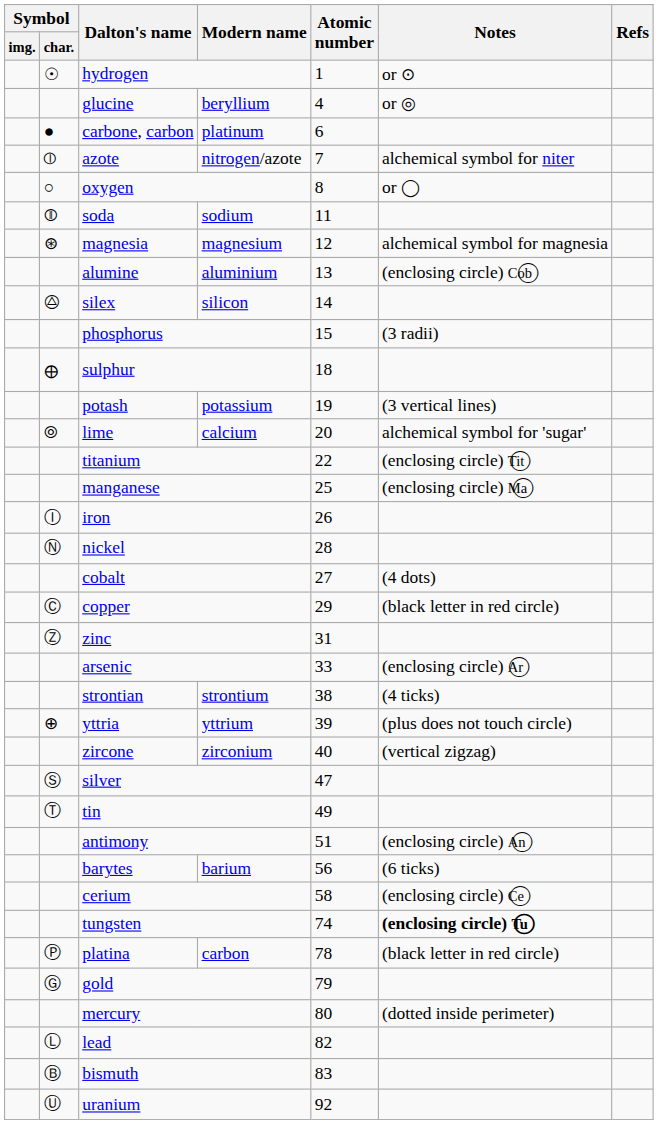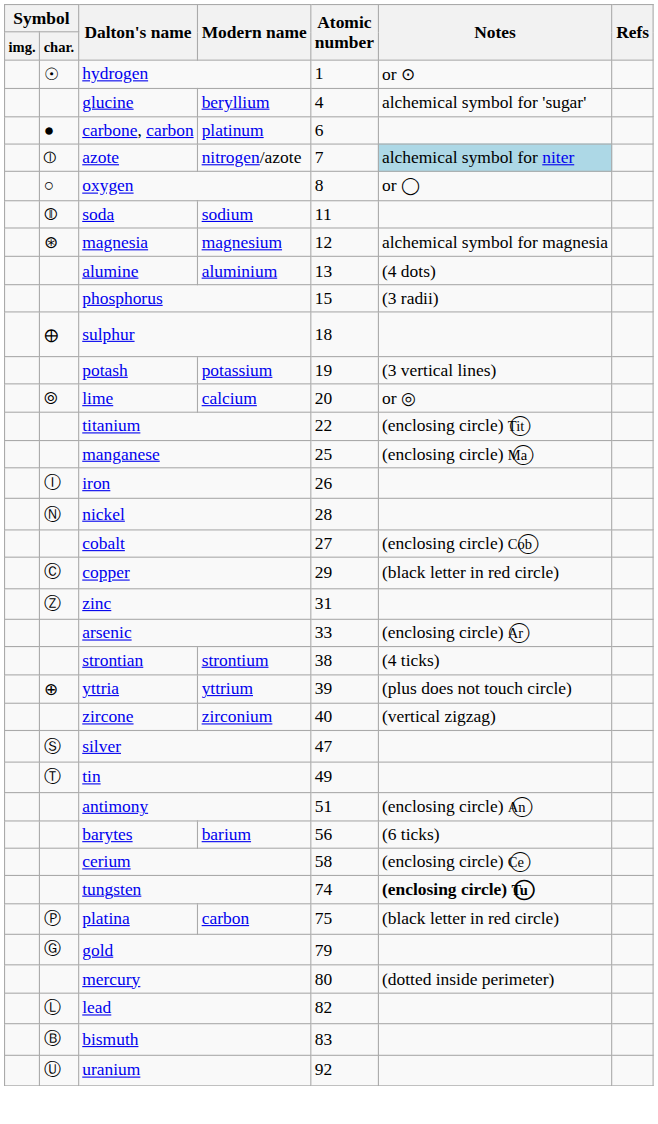(399, 103) or ◎ -> (484, 102) alchemical symbol for 'sugar'
(478, 158) no background -> (478, 157) lightblue background
(457, 271) (enclosing circle) Cob⃝ -> (409, 270) (4 dots)
- row: (99, 302)
(484, 432) alchemical symbol for 'sugar' -> (399, 398) or ◎
(409, 577) (4 dots) -> (457, 543) (enclosing circle) Cob⃝
(324, 953) 78 -> (324, 918) 75
